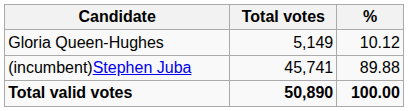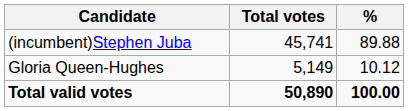rows swapped: (100, 67) <-> (86, 42)
